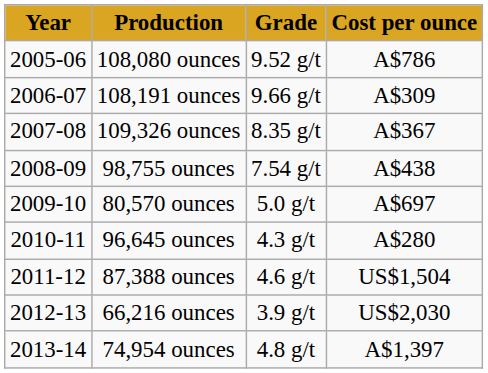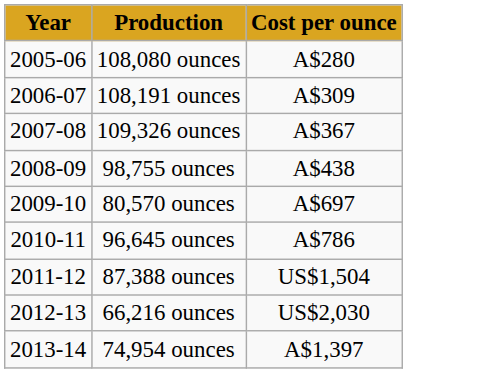- column: (286, 22)
(404, 58) A$786 -> (324, 58) A$280
(404, 240) A$280 -> (324, 240) A$786
